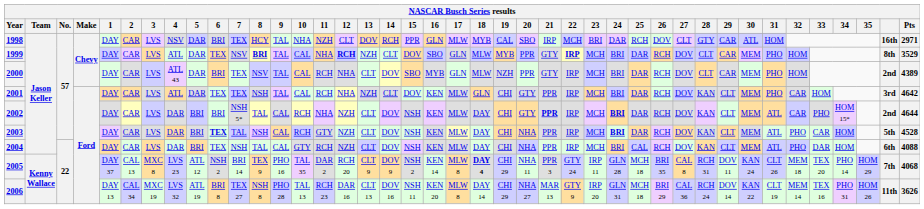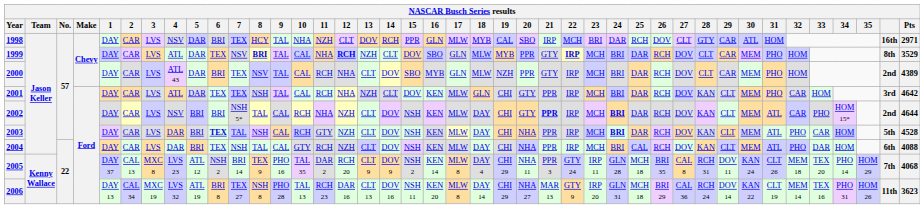(175, 113) DAR -> (175, 113) NSV
(482, 166) bold -> (482, 166) normal
(910, 191) 3626 -> (910, 191) 3623
